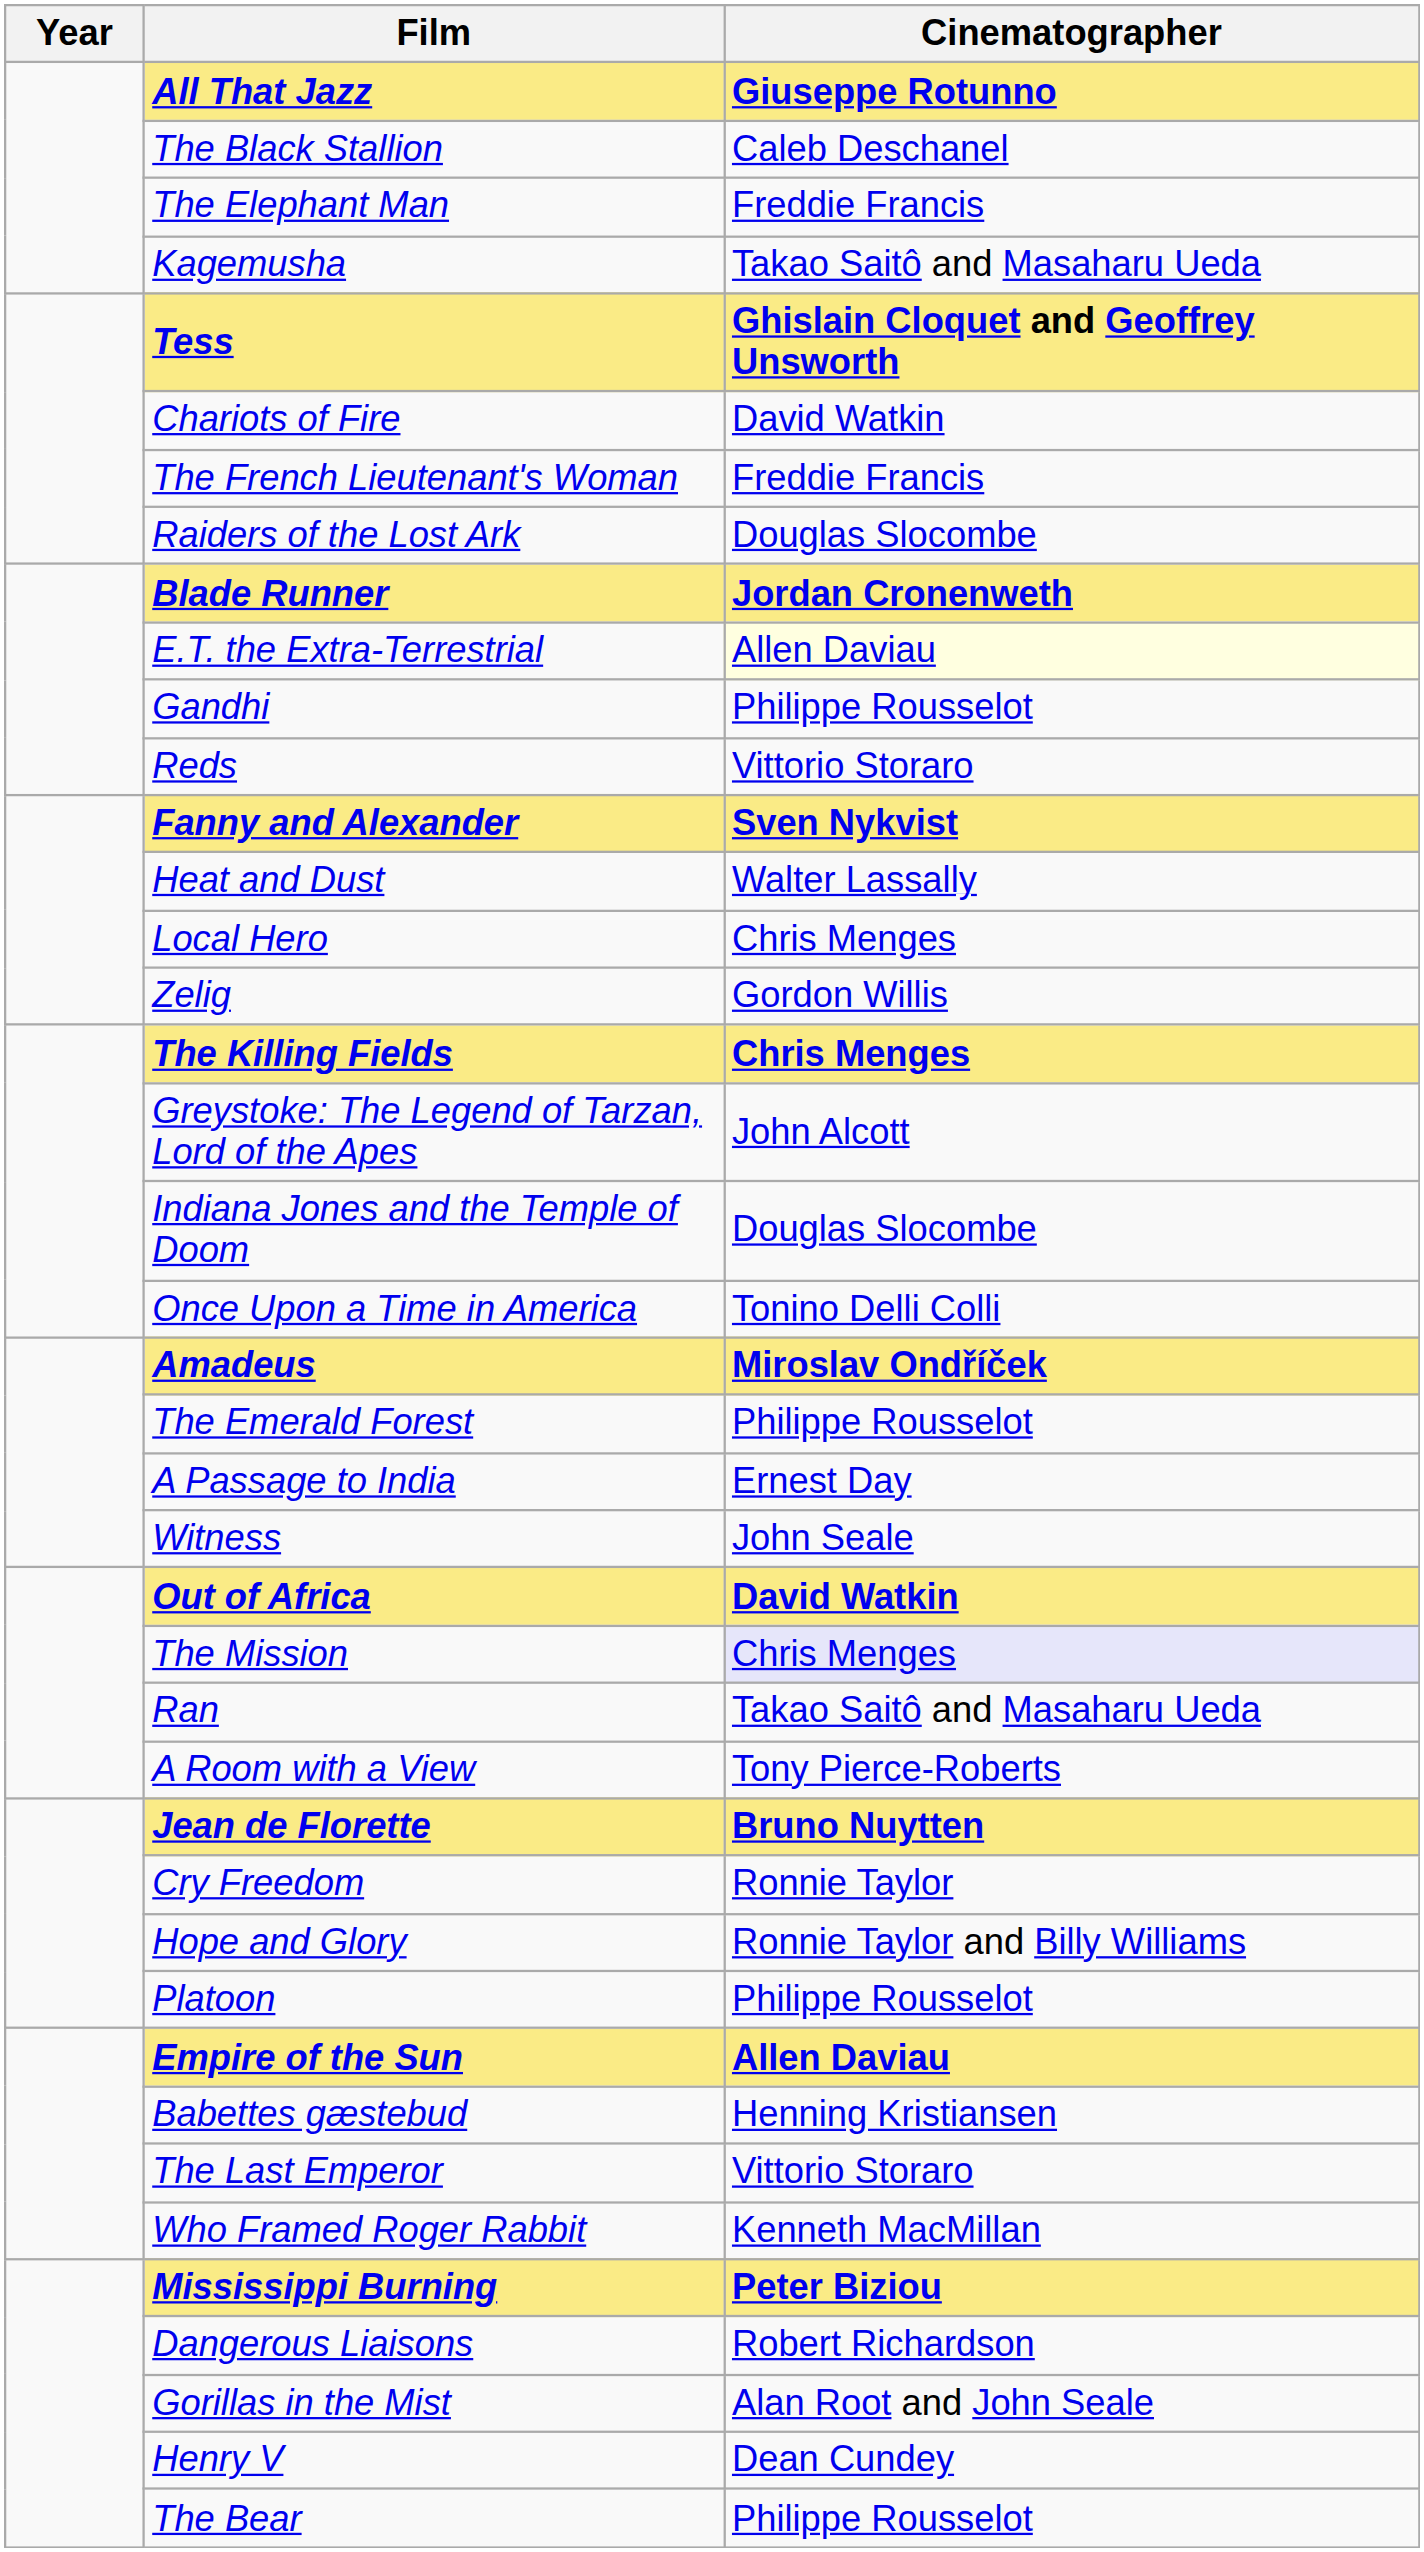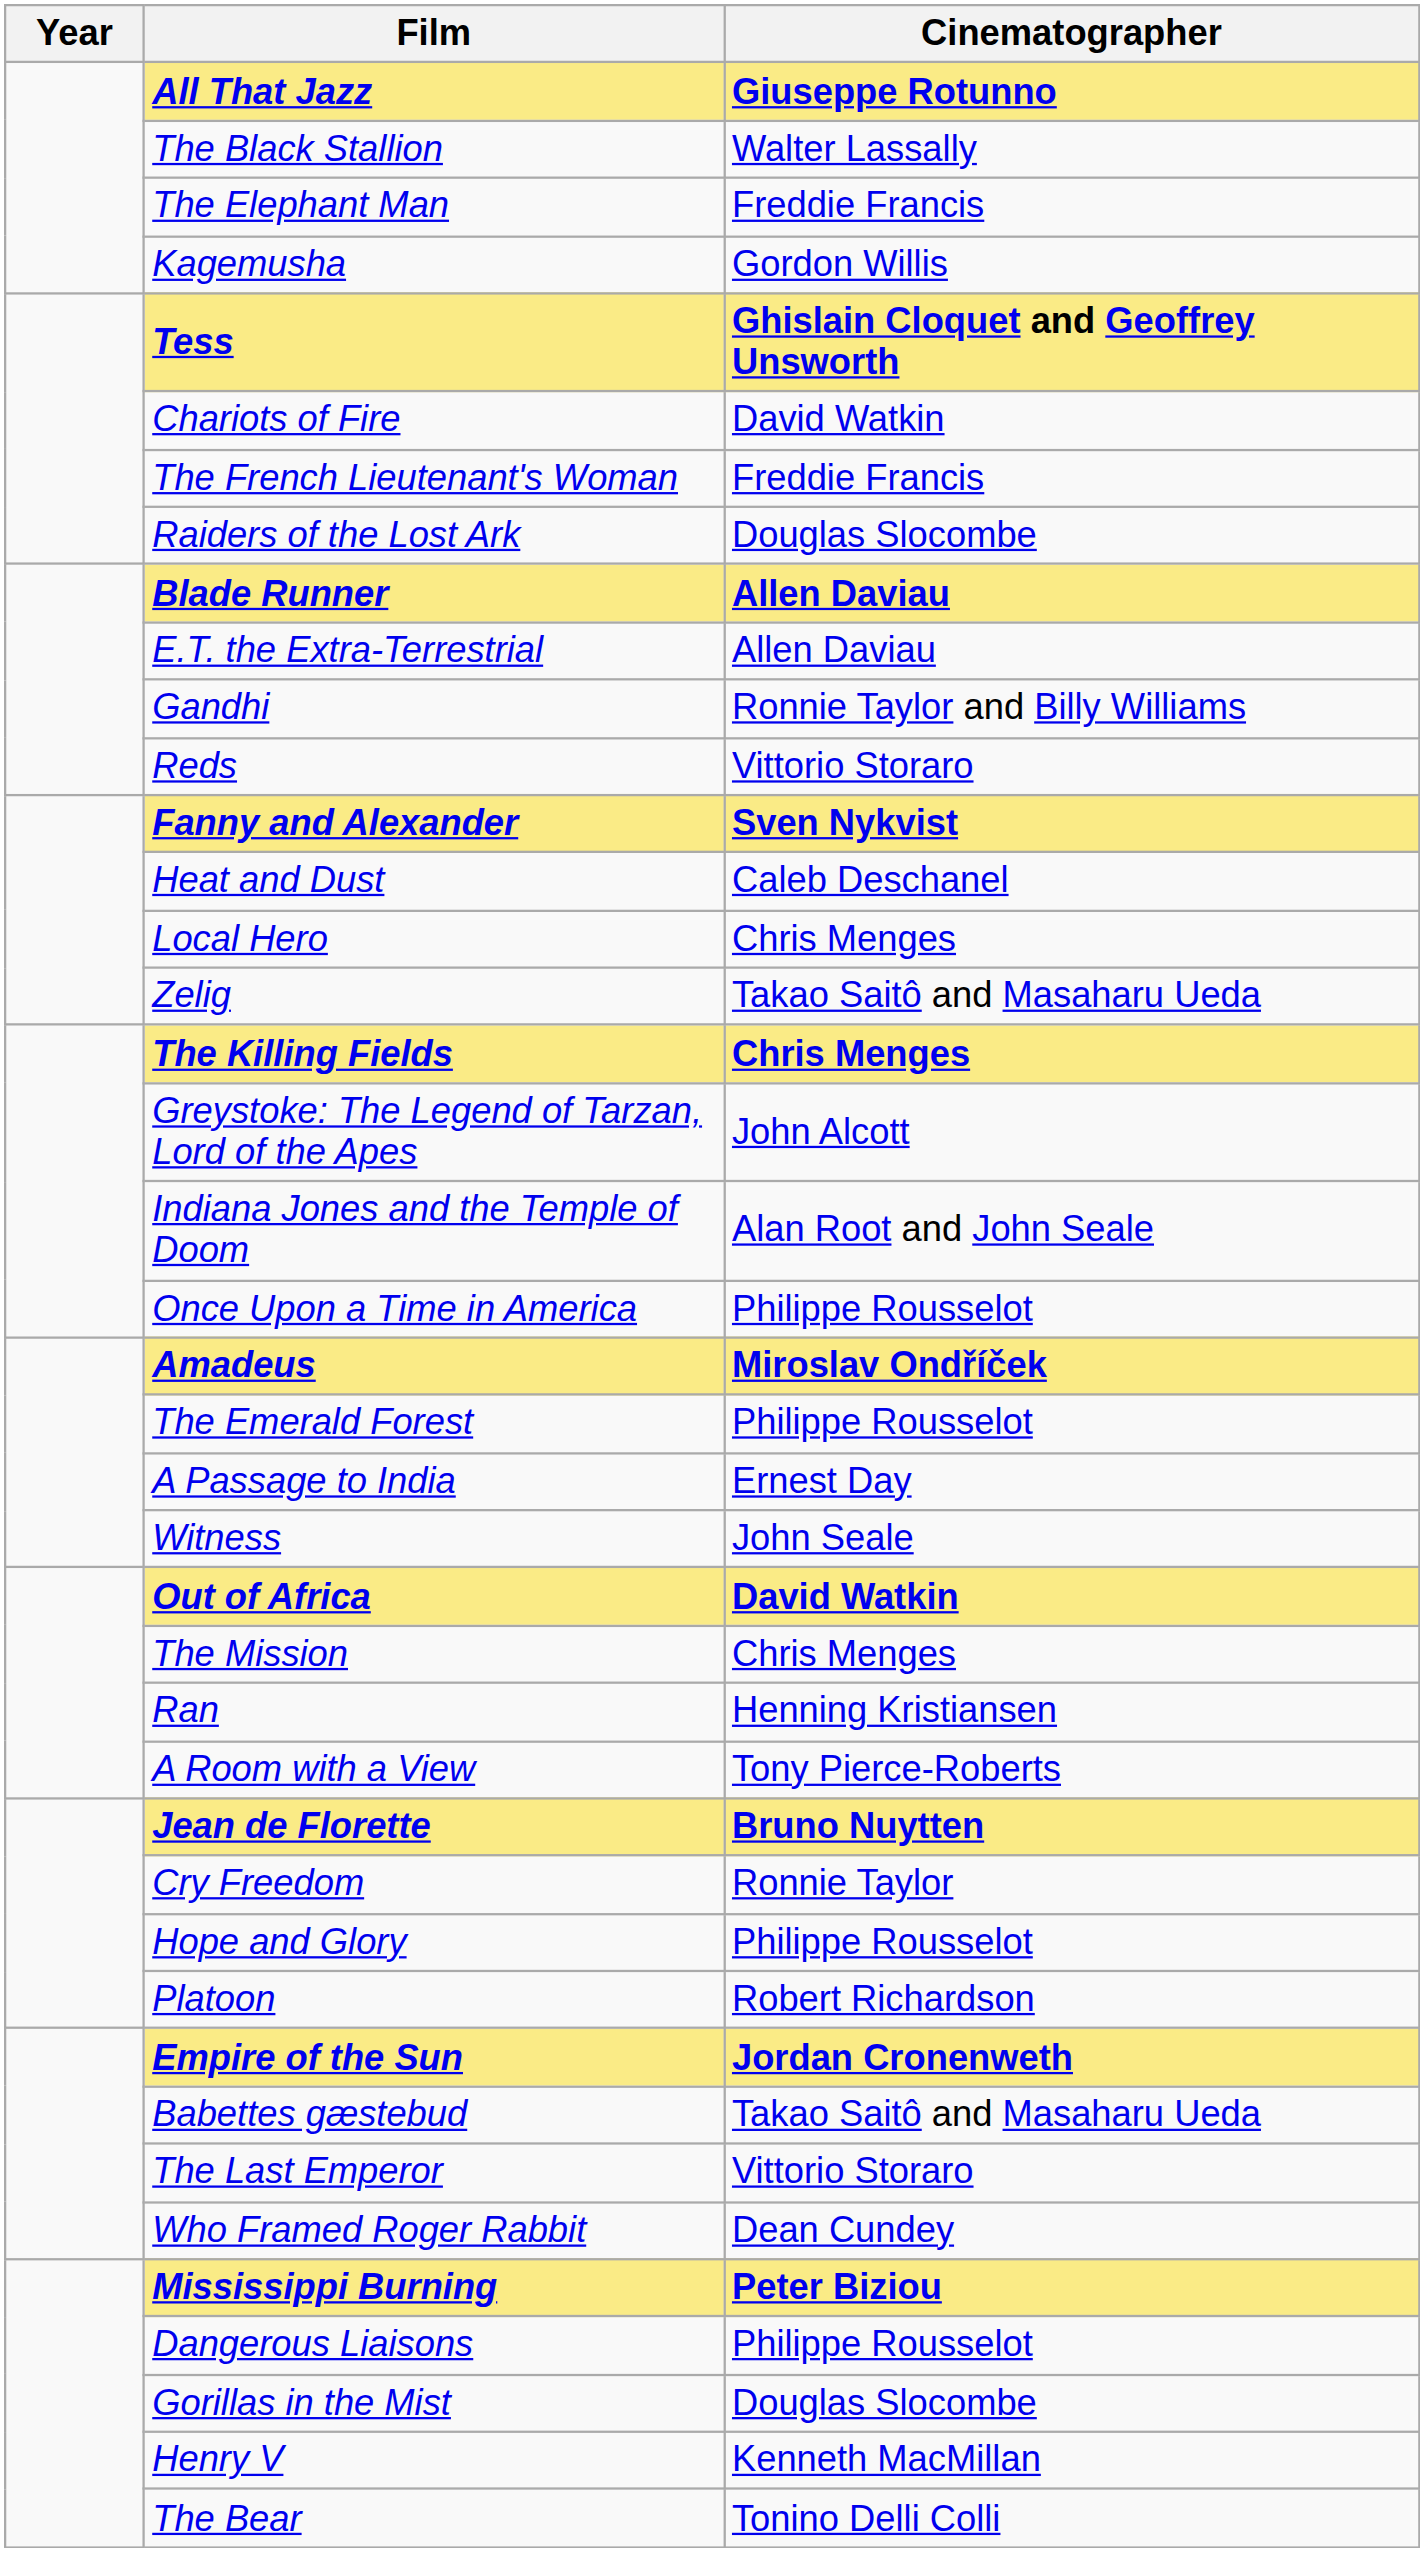(870, 148) Caleb Deschanel -> (854, 148) Walter Lassally
(996, 263) Takao Saitô and Masaharu Ueda -> (840, 263) Gordon Willis
(902, 592) Jordan Cronenweth -> (841, 592) Allen Daviau
(834, 650) lightyellow background -> (834, 650) no background
(882, 707) Philippe Rousselot -> (989, 707) Ronnie Taylor and Billy Williams
(854, 880) Walter Lassally -> (870, 880) Caleb Deschanel
(840, 995) Gordon Willis -> (996, 995) Takao Saitô and Masaharu Ueda
(884, 1229) Douglas Slocombe -> (943, 1229) Alan Root and John Seale
(866, 1307) Tonino Delli Colli -> (882, 1307) Philippe Rousselot
(844, 1653) lavender background -> (844, 1653) no background
(996, 1711) Takao Saitô and Masaharu Ueda -> (894, 1711) Henning Kristiansen
(989, 1941) Ronnie Taylor and Billy Williams -> (882, 1941) Philippe Rousselot
(882, 1999) Philippe Rousselot -> (883, 1999) Robert Richardson
(841, 2056) Allen Daviau -> (902, 2056) Jordan Cronenweth
(894, 2114) Henning Kristiansen -> (996, 2114) Takao Saitô and Masaharu Ueda
(886, 2229) Kenneth MacMillan -> (843, 2229) Dean Cundey
(883, 2344) Robert Richardson -> (882, 2344) Philippe Rousselot
(943, 2402) Alan Root and John Seale -> (884, 2402) Douglas Slocombe
(843, 2459) Dean Cundey -> (886, 2459) Kenneth MacMillan
(882, 2517) Philippe Rousselot -> (866, 2517) Tonino Delli Colli
